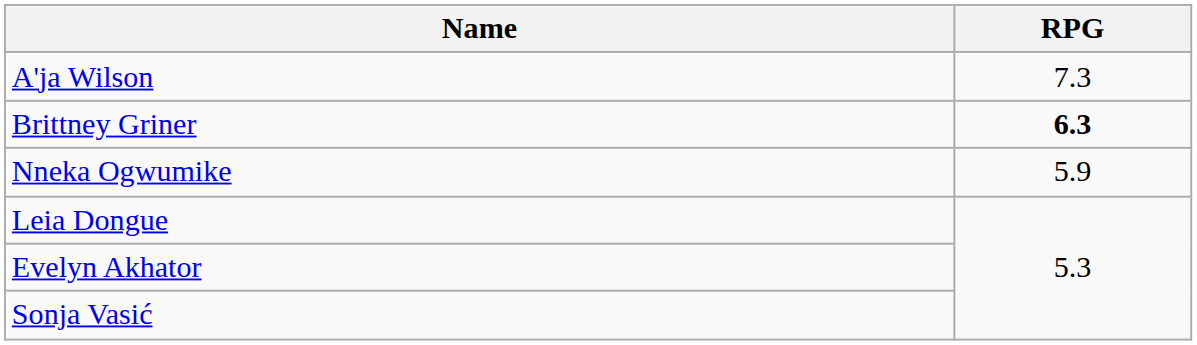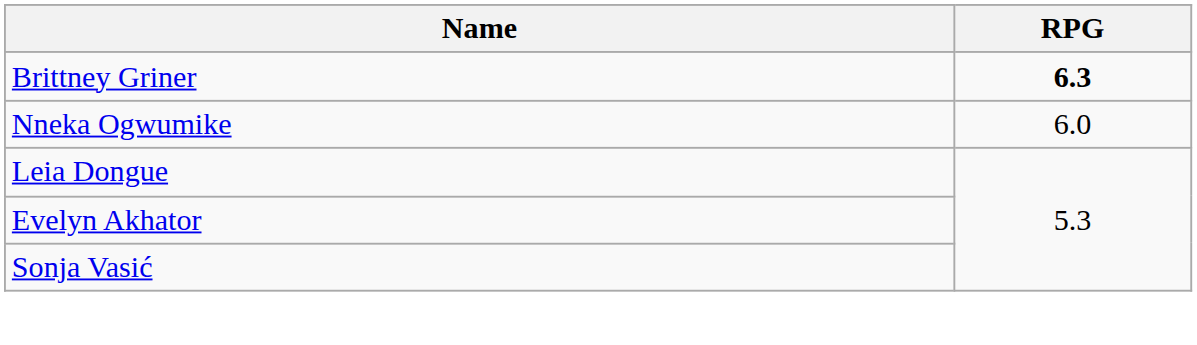- row: (83, 76)
(1073, 171) 5.9 -> (1073, 123) 6.0
